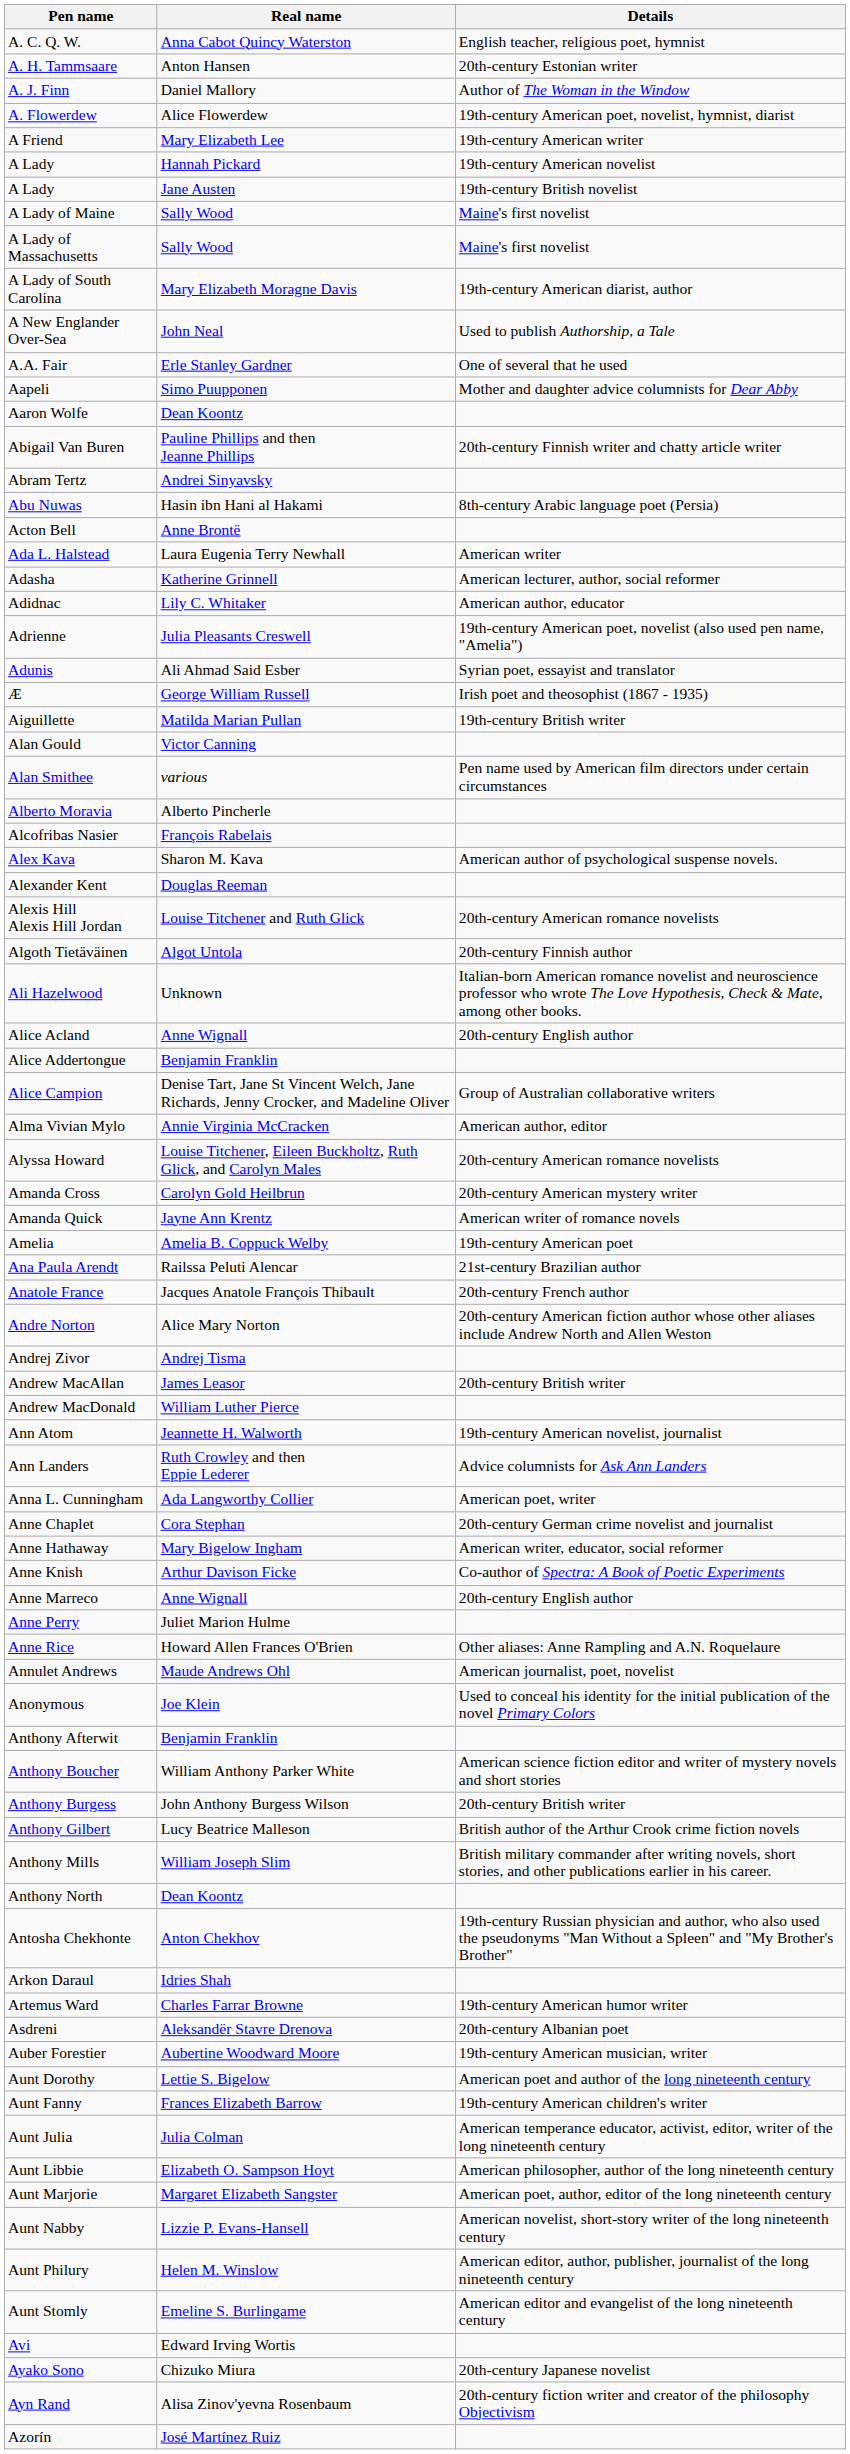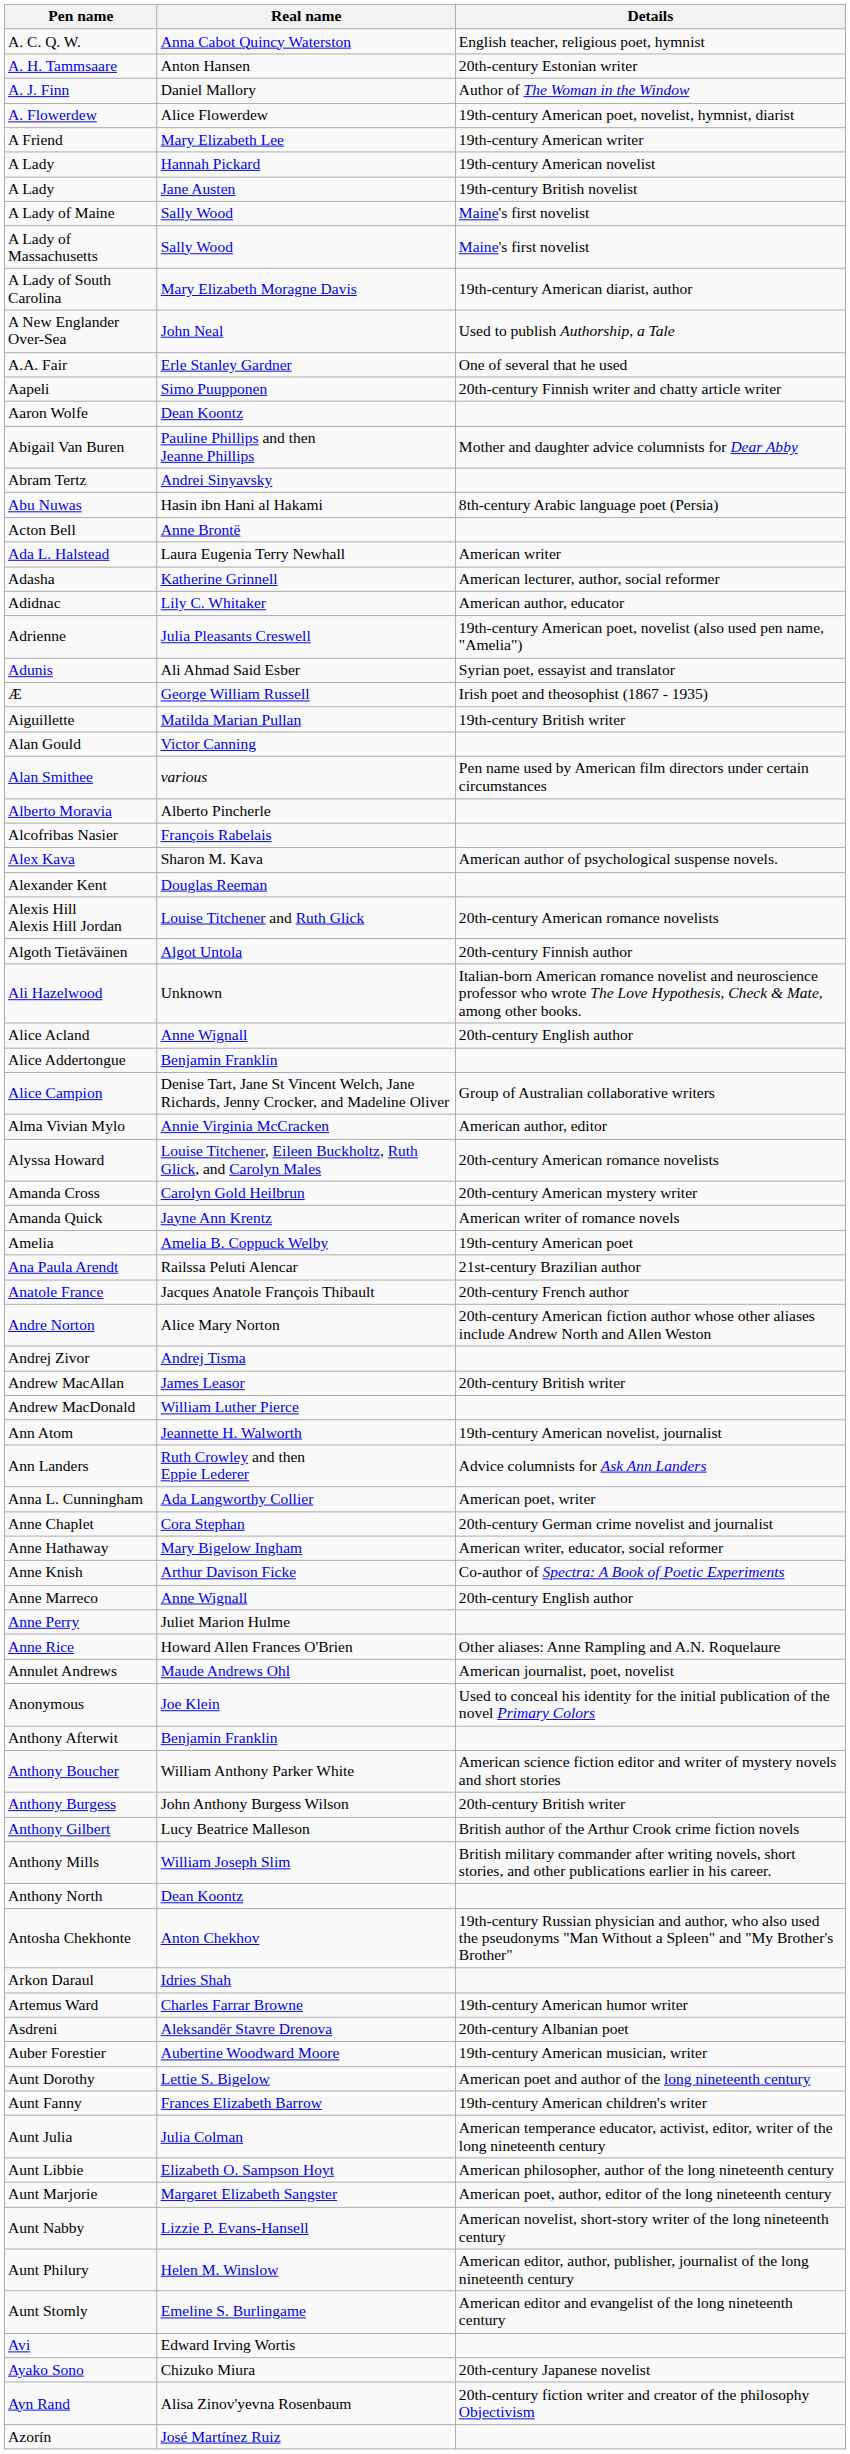(628, 389) Mother and daughter advice columnists for Dear Abby -> (620, 389) 20th-century Finnish writer and chatty article writer
(620, 447) 20th-century Finnish writer and chatty article writer -> (628, 447) Mother and daughter advice columnists for Dear Abby
